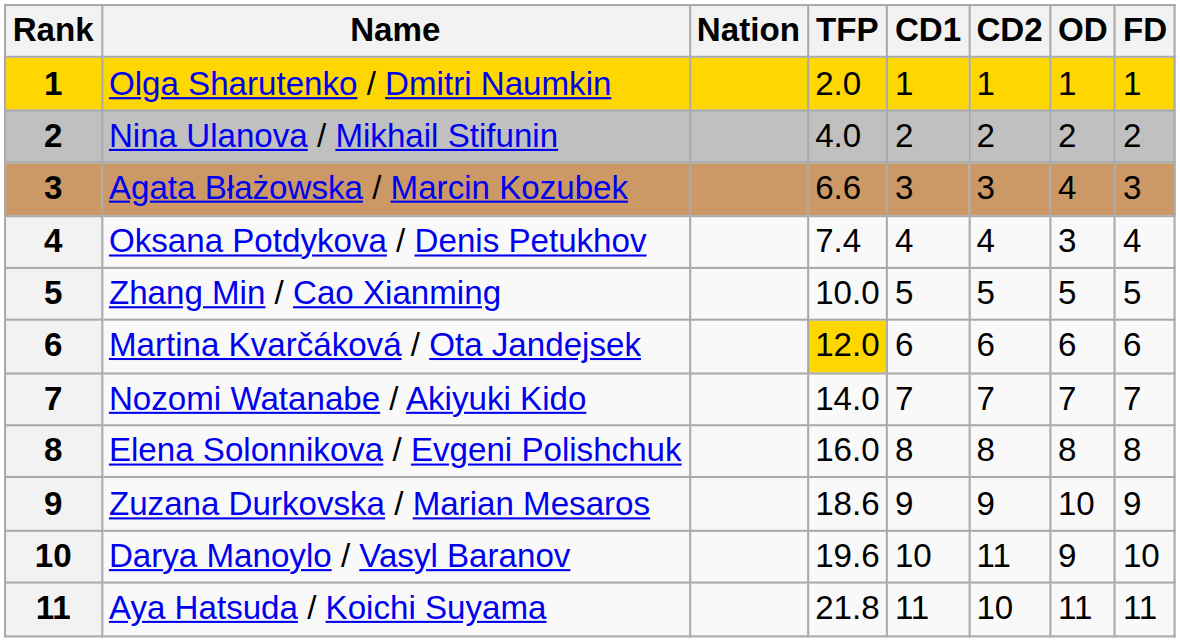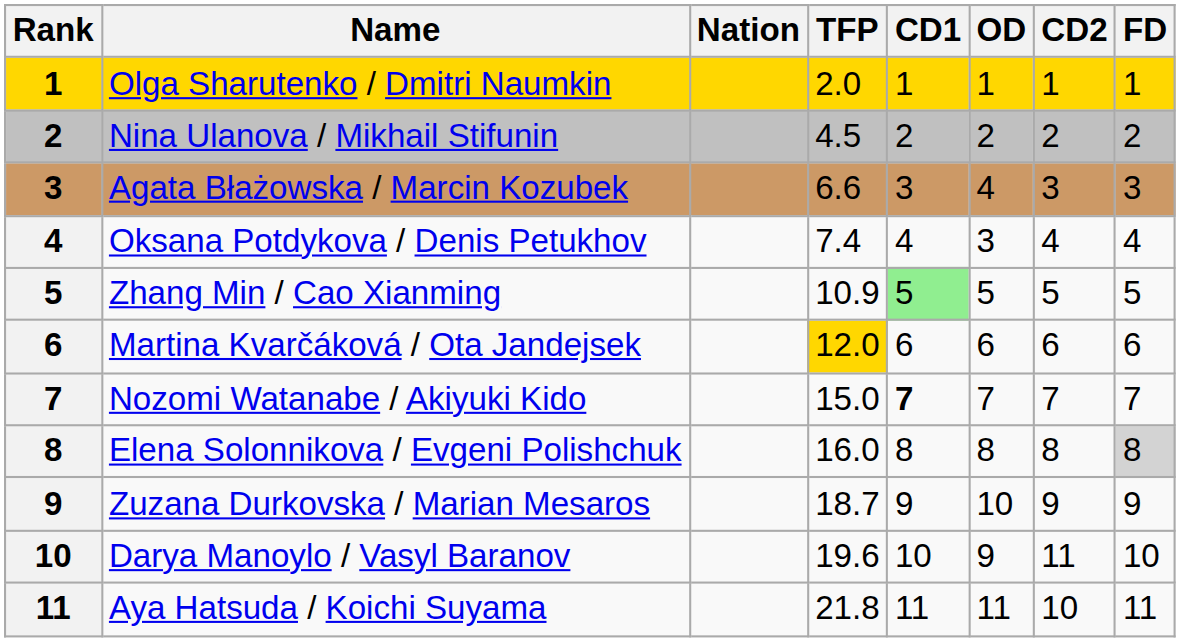columns swapped: (1010, 30) <-> (1083, 30)
(838, 135) 4.0 -> (838, 135) 4.5
(847, 293) 10.0 -> (847, 293) 10.9
(904, 293) no background -> (904, 293) lightgreen background
(847, 398) 14.0 -> (847, 398) 15.0
(904, 398) normal -> (904, 398) bold
(1132, 450) no background -> (1132, 450) lightgrey background
(847, 503) 18.6 -> (847, 503) 18.7
